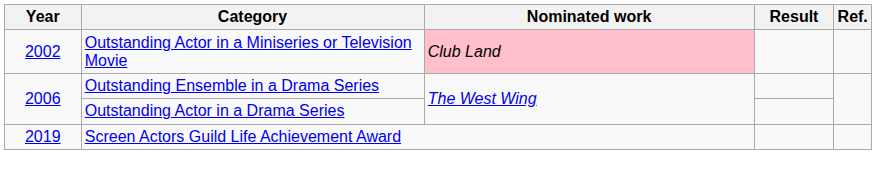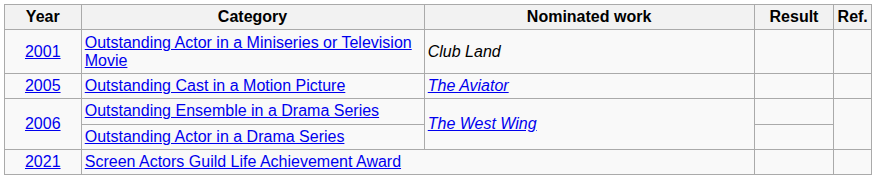(43, 51) 2002 -> (43, 51) 2001
(464, 51) pink background -> (464, 51) no background
+ row: (215, 85)
(43, 136) 2019 -> (43, 162) 2021
